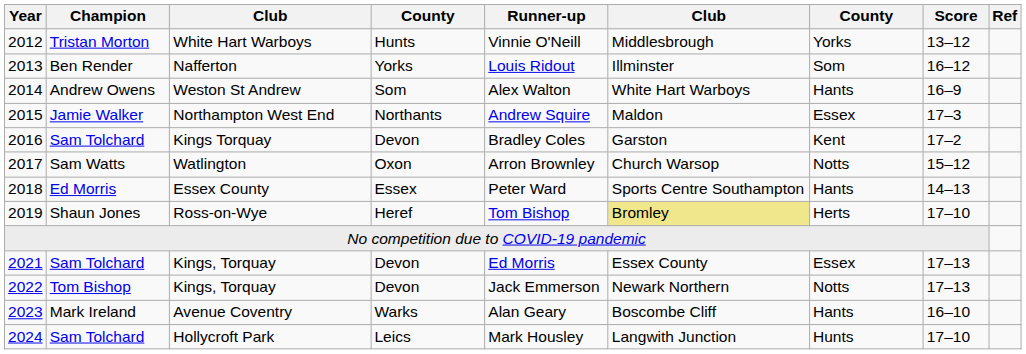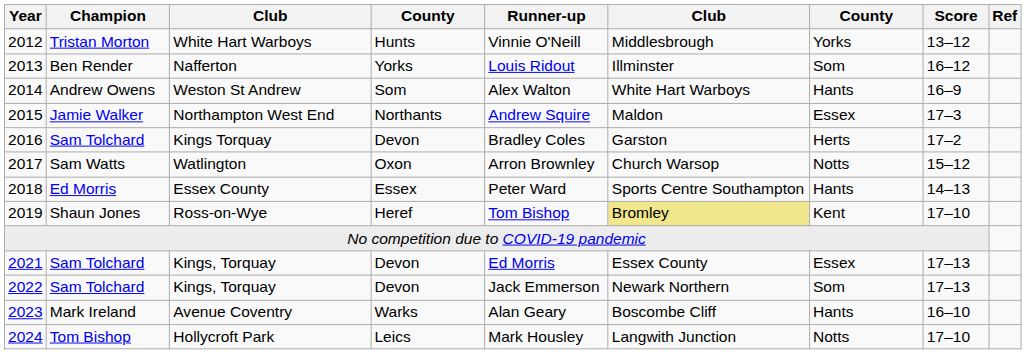(829, 139) Kent -> (832, 139) Herts
(832, 213) Herts -> (829, 213) Kent
(90, 287) Tom Bishop -> (97, 287) Sam Tolchard
(831, 287) Notts -> (829, 287) Som
(97, 336) Sam Tolchard -> (90, 336) Tom Bishop
(833, 336) Hunts -> (831, 336) Notts
